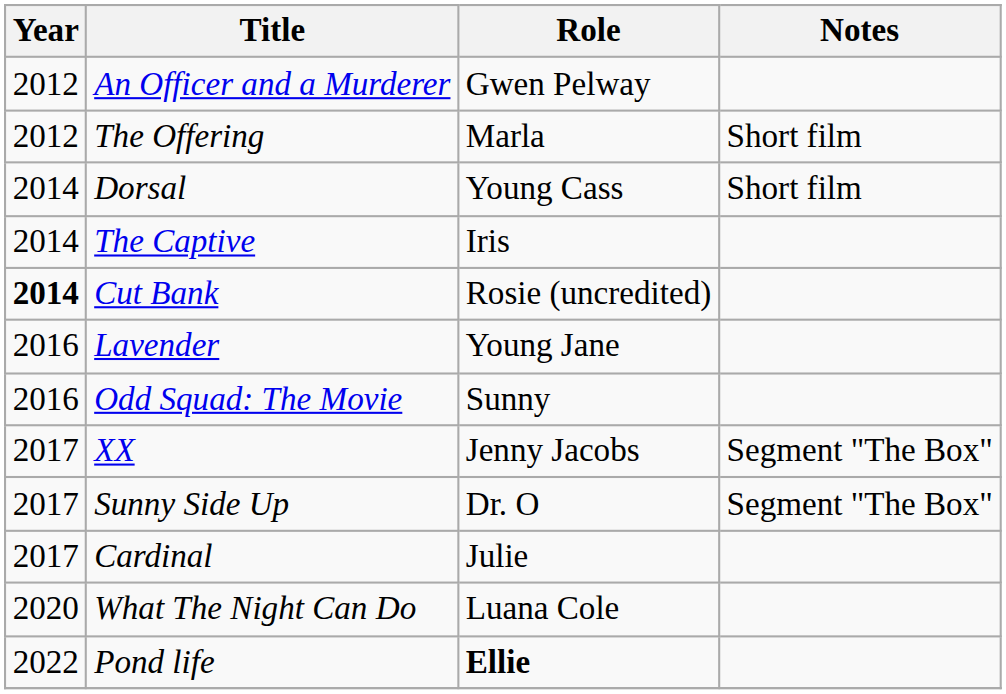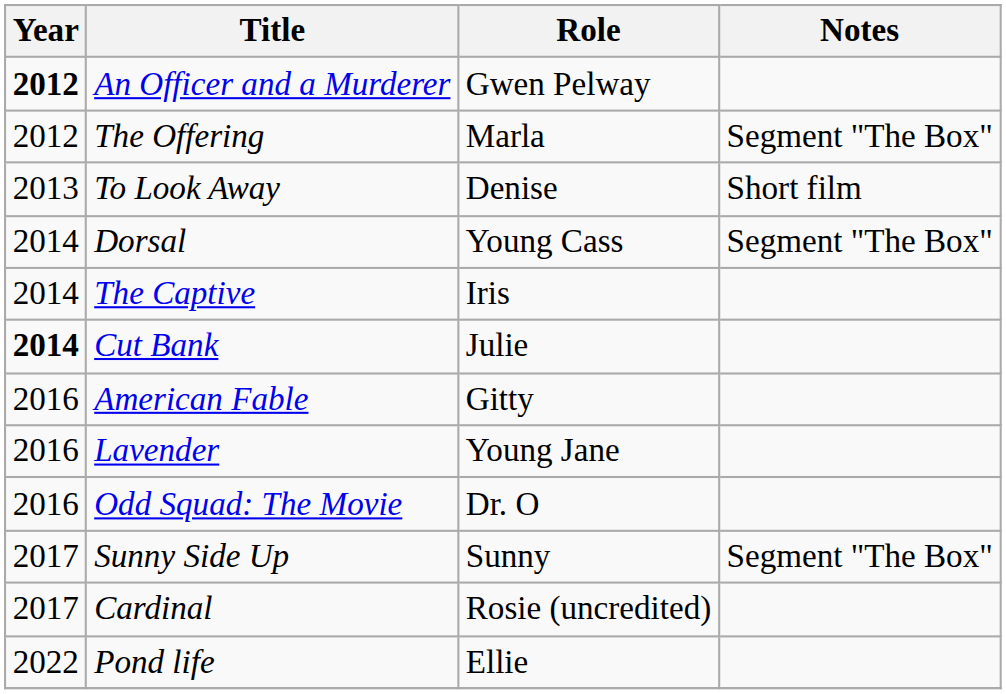(46, 83) normal -> (46, 83) bold
(794, 135) Short film -> (860, 135) Segment "The Box"
+ row: (187, 188)
(794, 188) Short film -> (860, 240) Segment "The Box"
(589, 293) Rosie (uncredited) -> (497, 345) Julie
+ row: (201, 398)
(508, 398) Sunny -> (503, 503) Dr. O
- row: (114, 450)
(503, 503) Dr. O -> (508, 556) Sunny
(497, 556) Julie -> (589, 608) Rosie (uncredited)
- row: (255, 608)
(498, 661) bold -> (497, 661) normal
